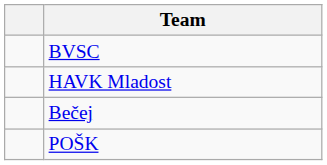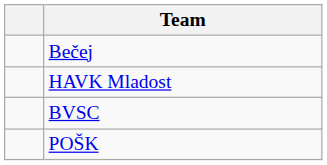rows swapped: (71, 112) <-> (74, 50)
